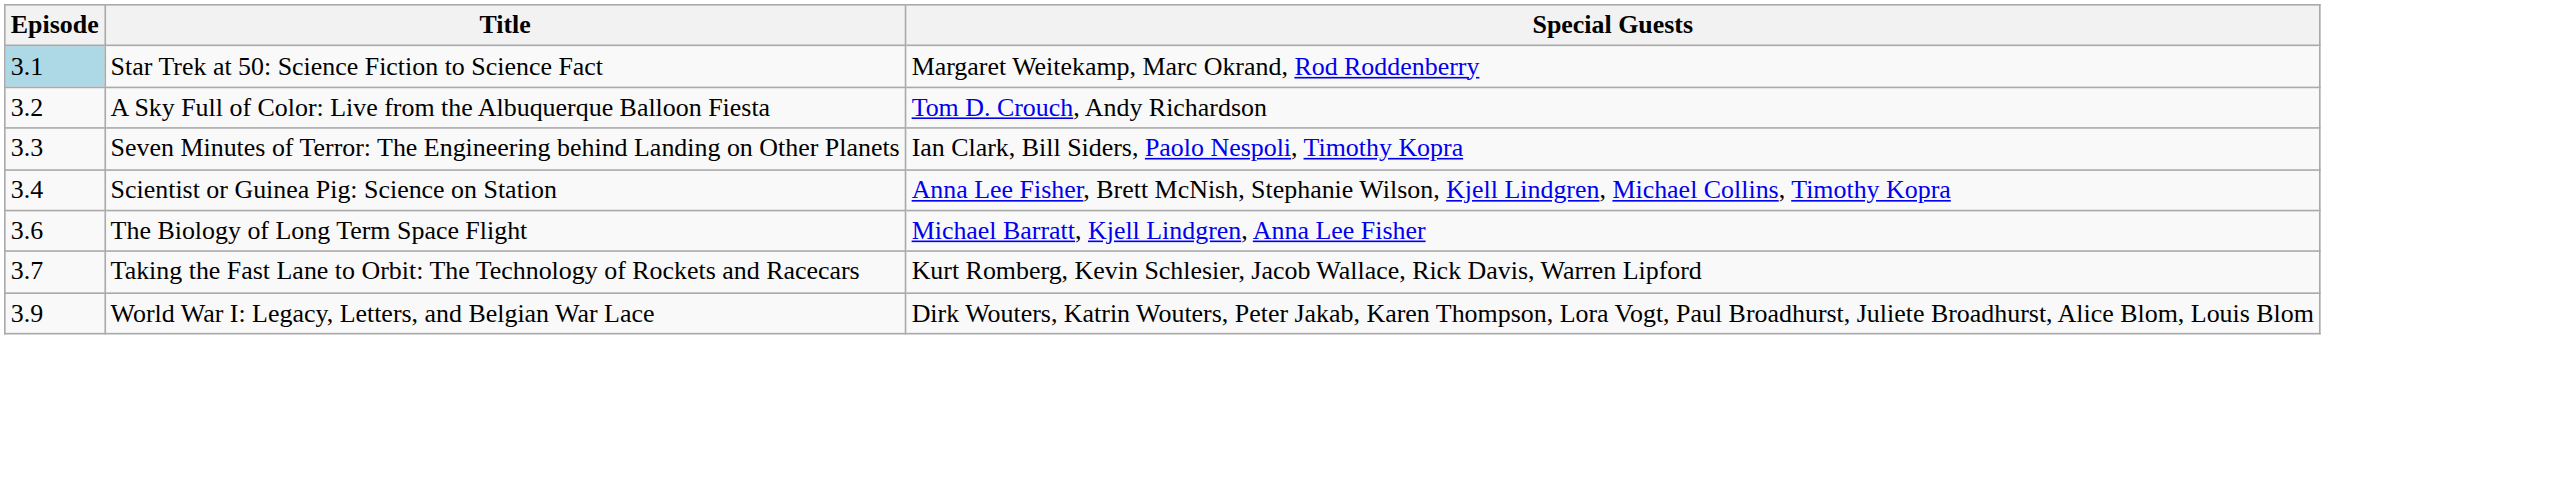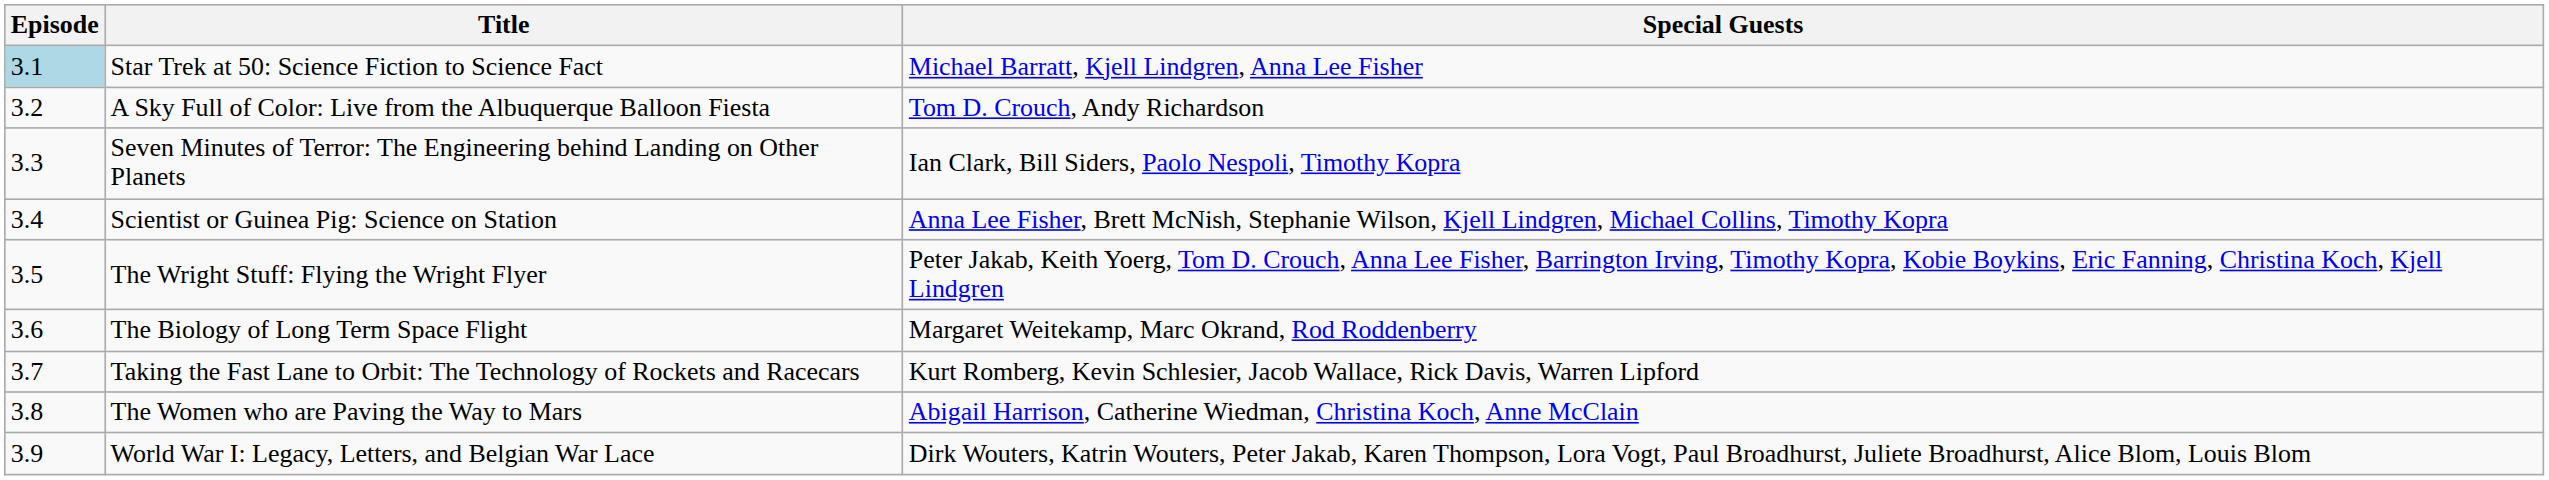(1196, 66) Margaret Weitekamp, Marc Okrand, Rod Roddenberry -> (1166, 66) Michael Barratt, Kjell Lindgren, Anna Lee Fisher
+ row: (328, 274)
(1169, 230) Michael Barratt, Kjell Lindgren, Anna Lee Fisher -> (1193, 330) Margaret Weitekamp, Marc Okrand, Rod Roddenberry
+ row: (346, 412)
